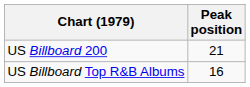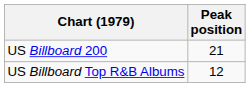(216, 72) 16 -> (216, 72) 12
